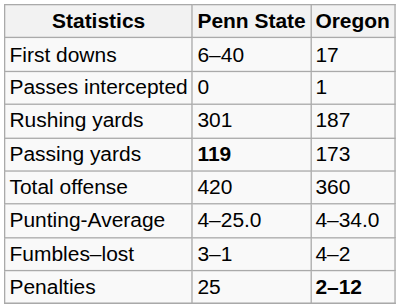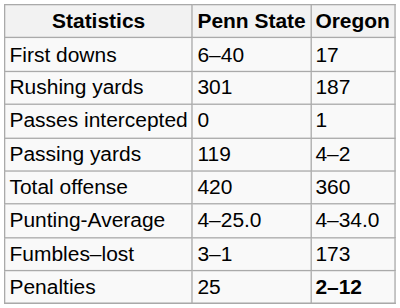rows swapped: (76, 120) <-> (99, 87)
(214, 154) bold -> (214, 154) normal
(333, 154) 173 -> (333, 154) 4–2
(333, 253) 4–2 -> (333, 253) 173
